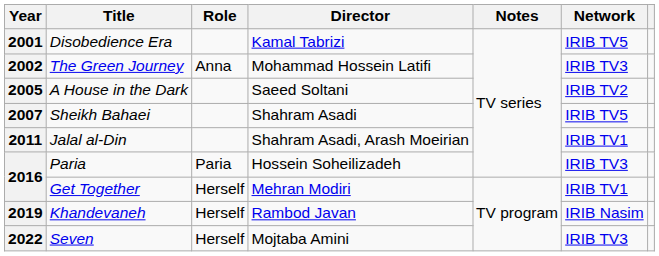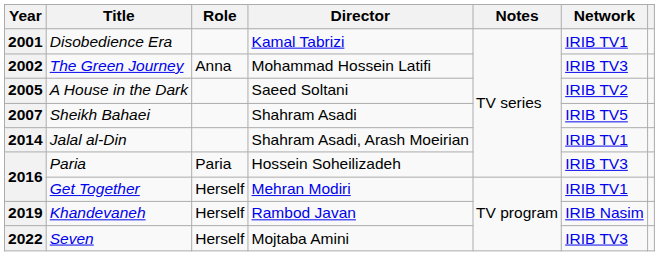(597, 41) IRIB TV5 -> (597, 41) IRIB TV1
(25, 139) 2011 -> (25, 139) 2014
